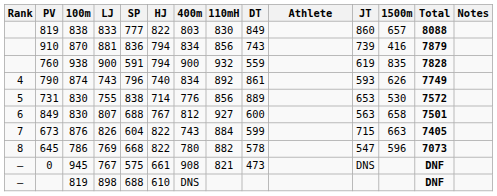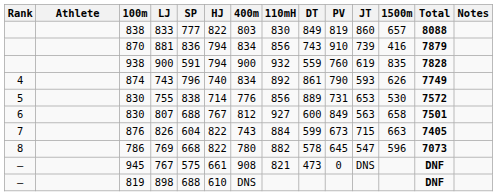columns swapped: (310, 13) <-> (49, 13)
